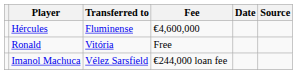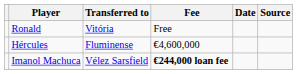rows swapped: (30, 28) <-> (26, 45)
(190, 61) normal -> (191, 61) bold
